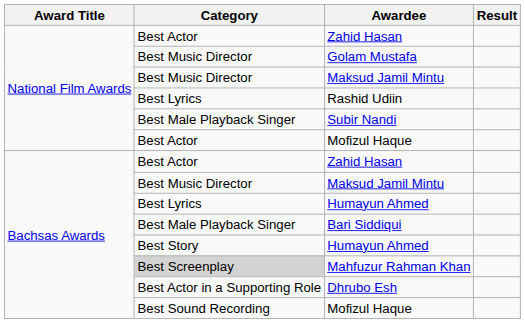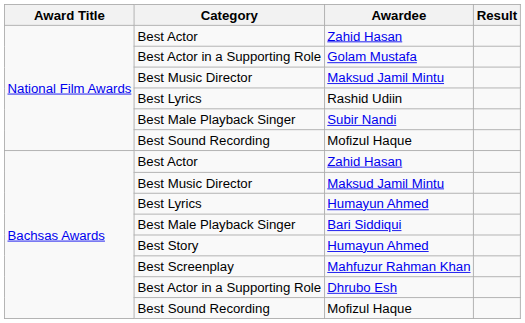(195, 57) Best Music Director -> (229, 57) Best Actor in a Supporting Role
(168, 141) Best Actor -> (204, 141) Best Sound Recording
(186, 266) lightgrey background -> (186, 266) no background
